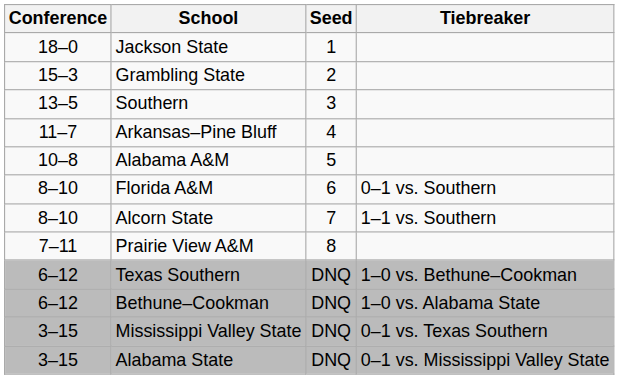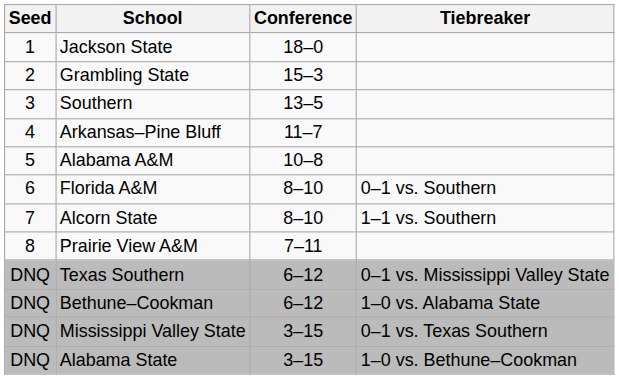columns swapped: (331, 18) <-> (58, 18)
(469, 274) 1–0 vs. Bethune–Cookman -> (485, 274) 0–1 vs. Mississippi Valley State
(485, 359) 0–1 vs. Mississippi Valley State -> (469, 359) 1–0 vs. Bethune–Cookman
